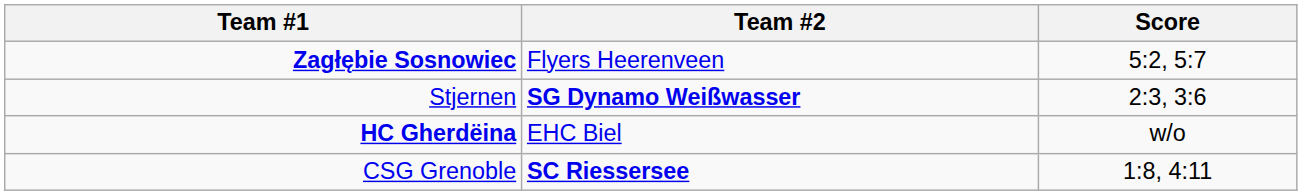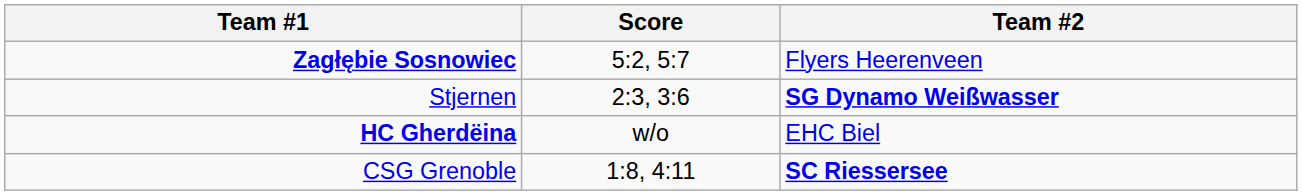columns swapped: (1168, 23) <-> (780, 23)
